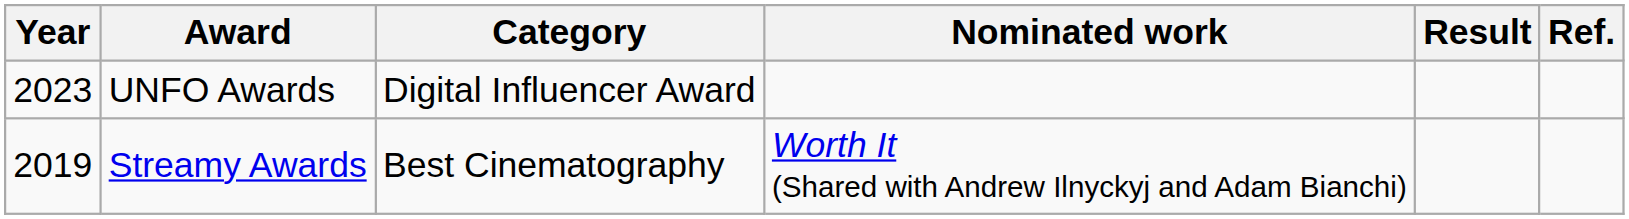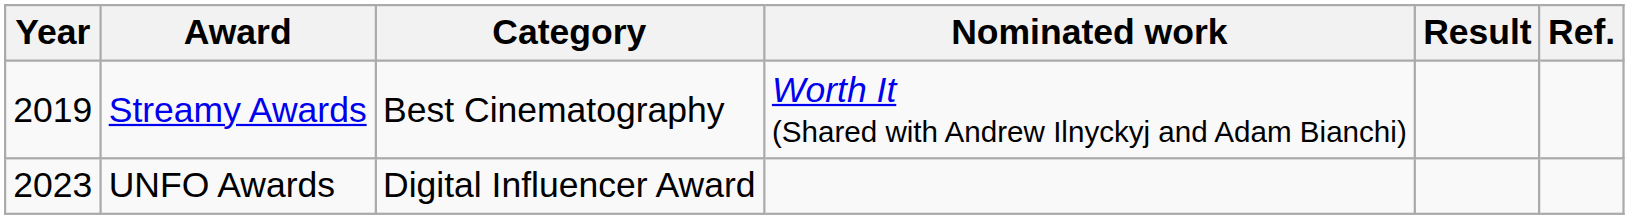rows swapped: (238, 165) <-> (222, 88)
